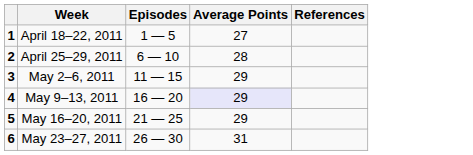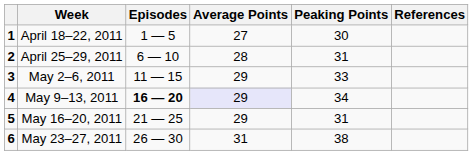+ column: (341, 14)
(158, 98) normal -> (158, 98) bold
